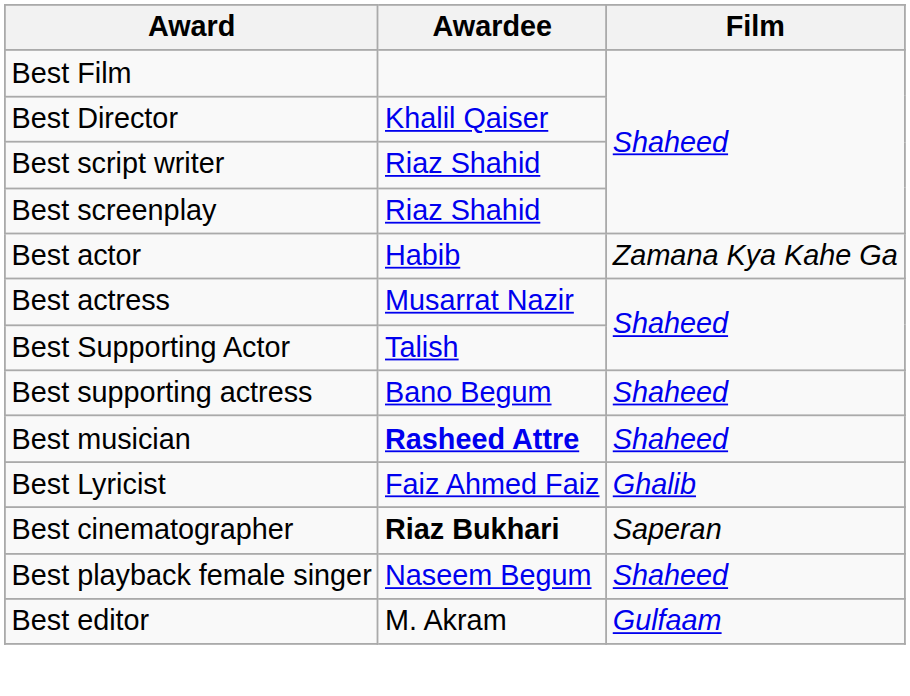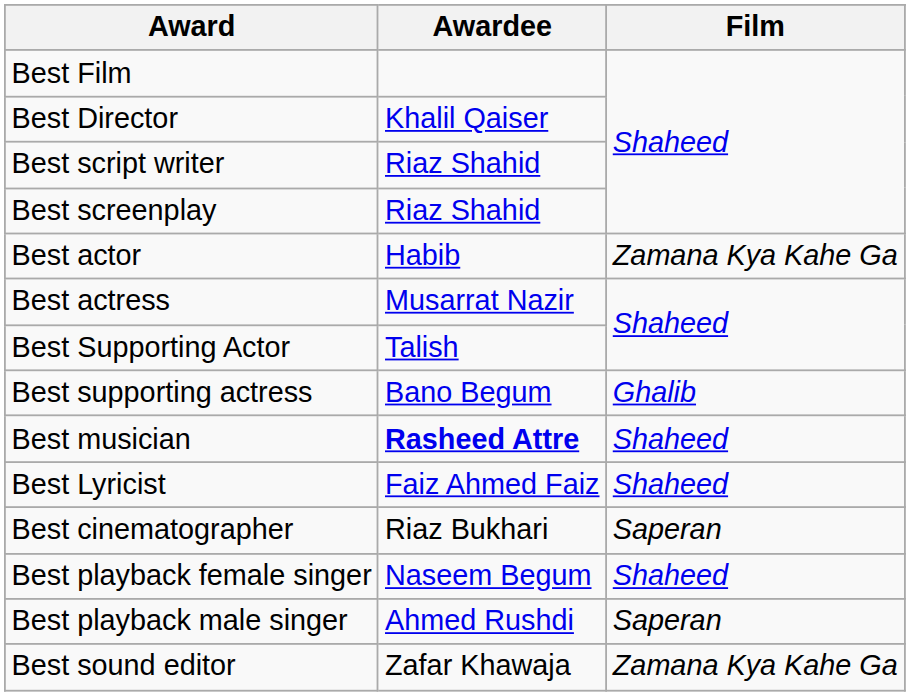(670, 392) Shaheed -> (654, 392) Ghalib
(654, 484) Ghalib -> (670, 484) Shaheed
(472, 529) bold -> (467, 529) normal
+ row: (180, 621)
- row: (80, 621)
+ row: (124, 666)
